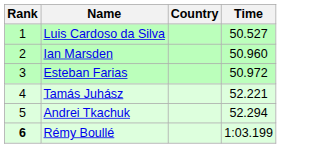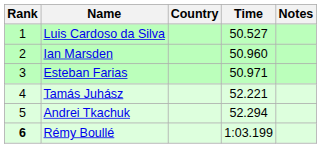+ column: (296, 14)
(249, 73) 50.972 -> (249, 73) 50.971
